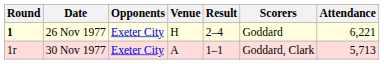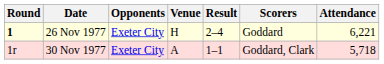(363, 50) 5,713 -> (363, 50) 5,718
